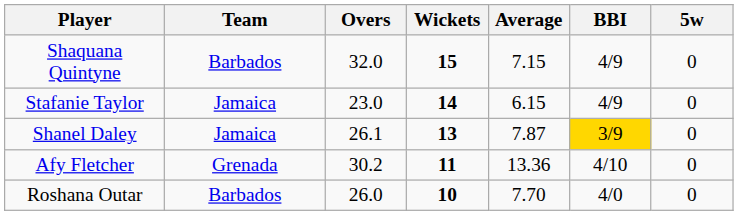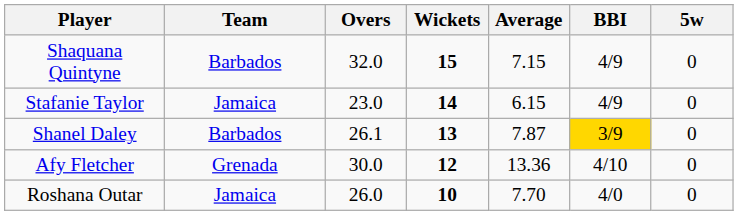(245, 133) Jamaica -> (245, 133) Barbados
(366, 164) 30.2 -> (366, 164) 30.0
(447, 164) 11 -> (447, 164) 12
(245, 195) Barbados -> (245, 195) Jamaica
